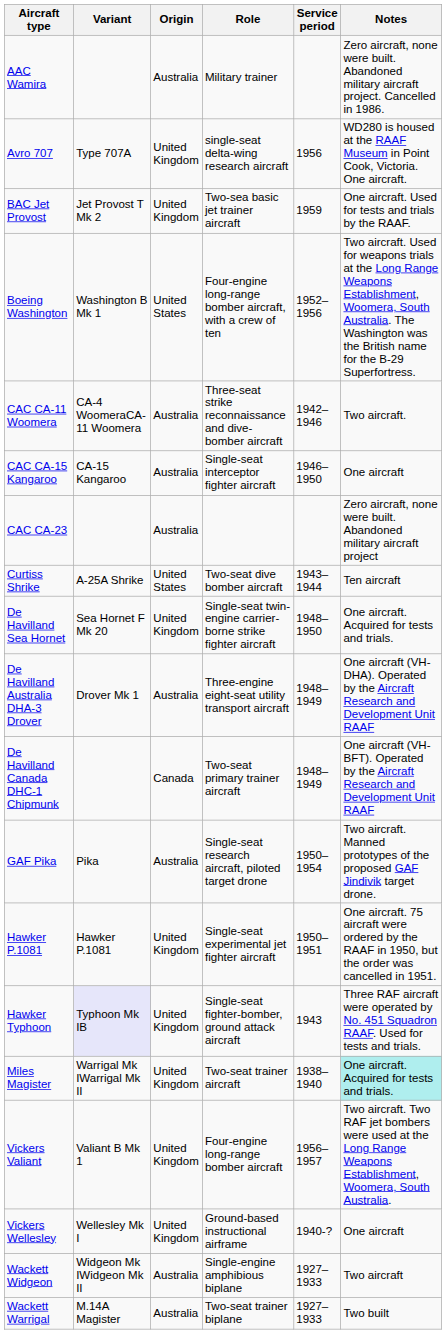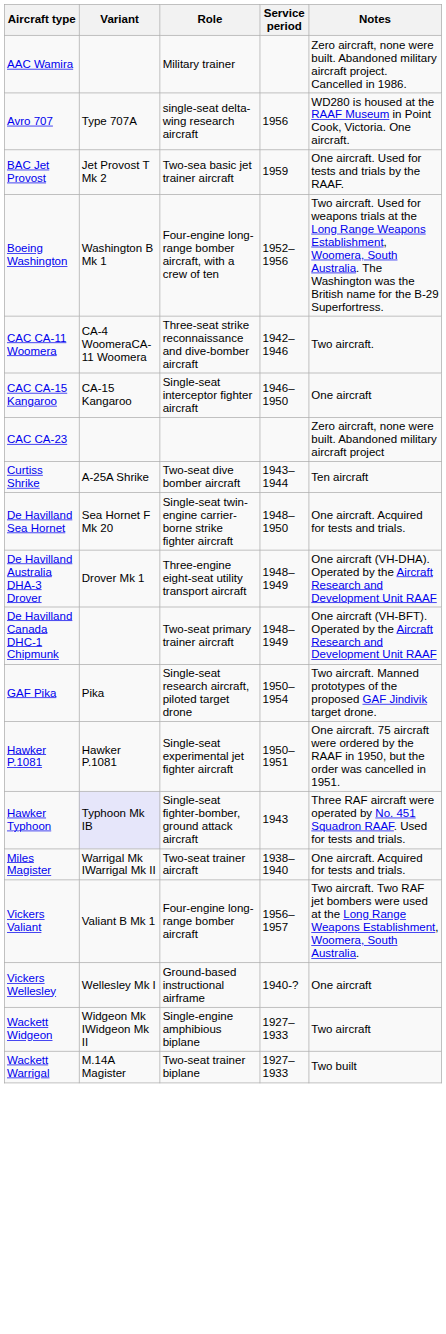- column: (176, 20)
(388, 1078) paleturquoise background -> (367, 864) no background
